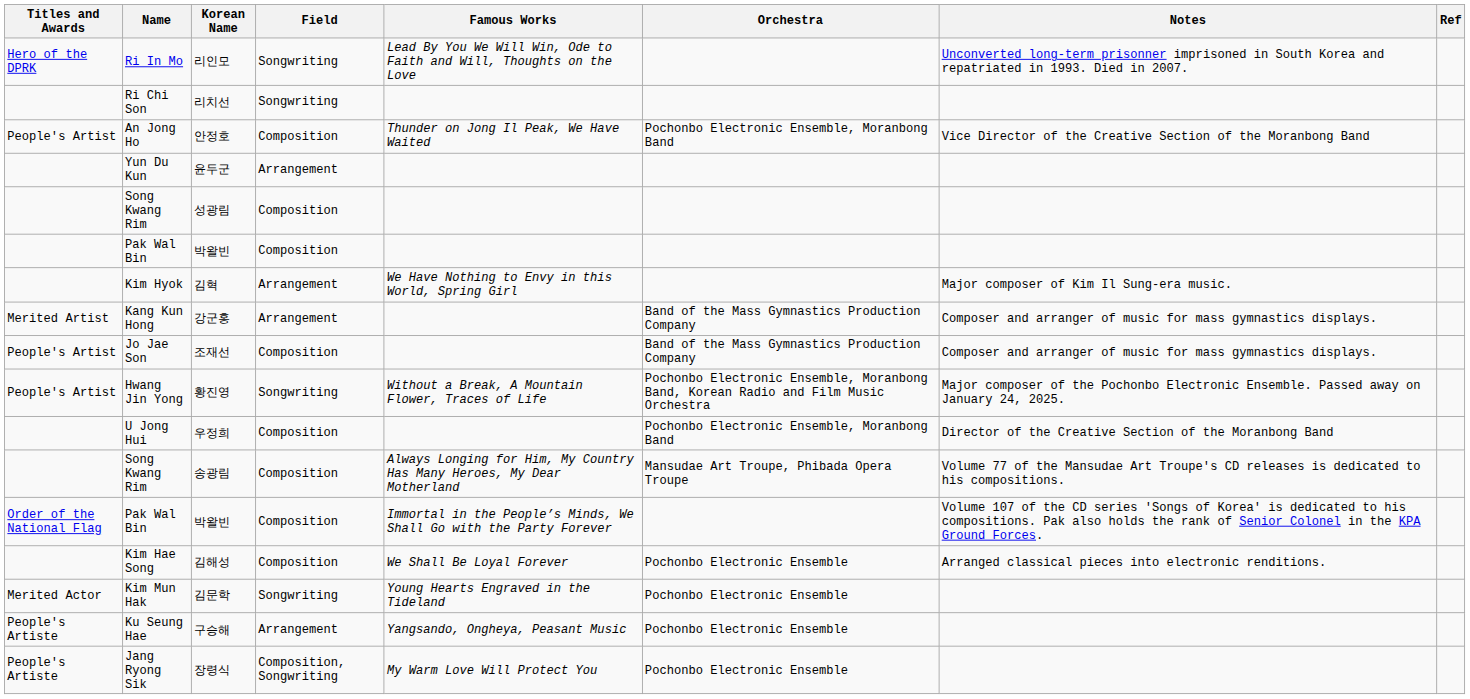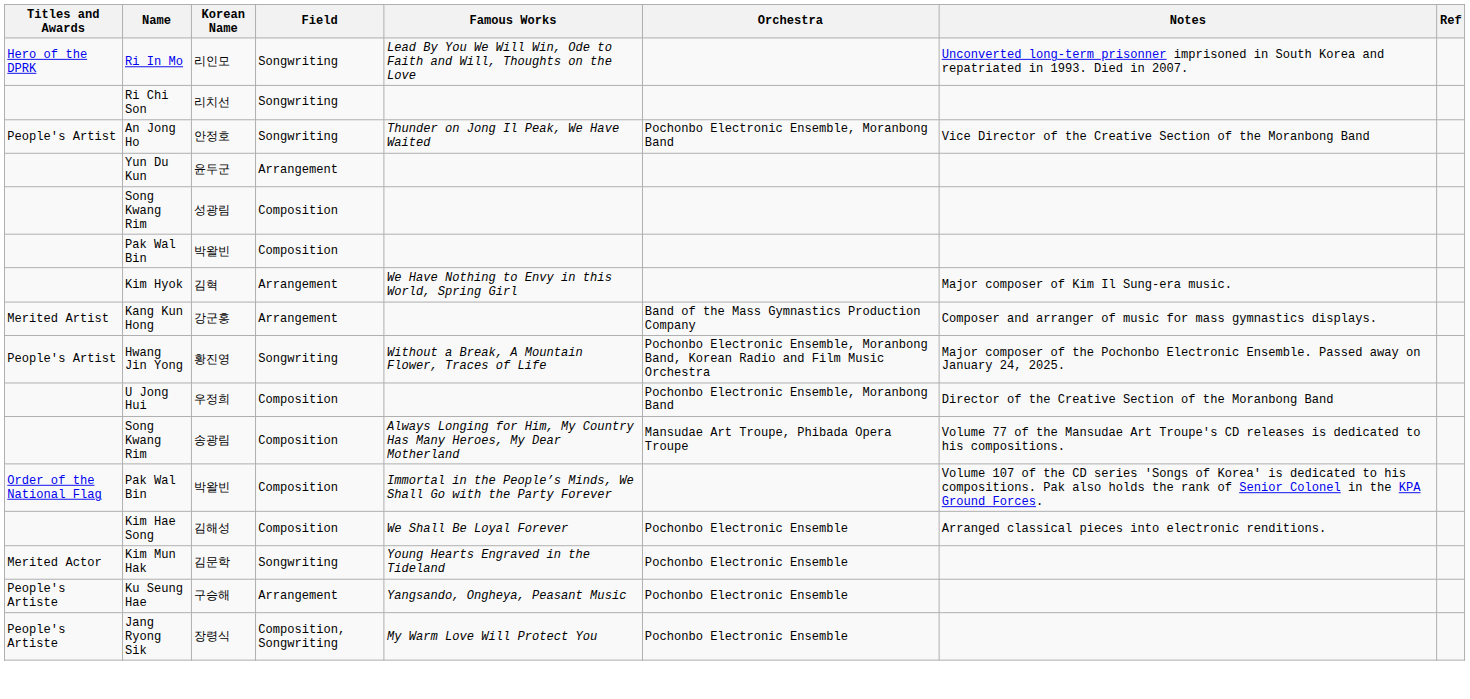(298, 136) Composition -> (298, 136) Songwriting
- row: (62, 352)
